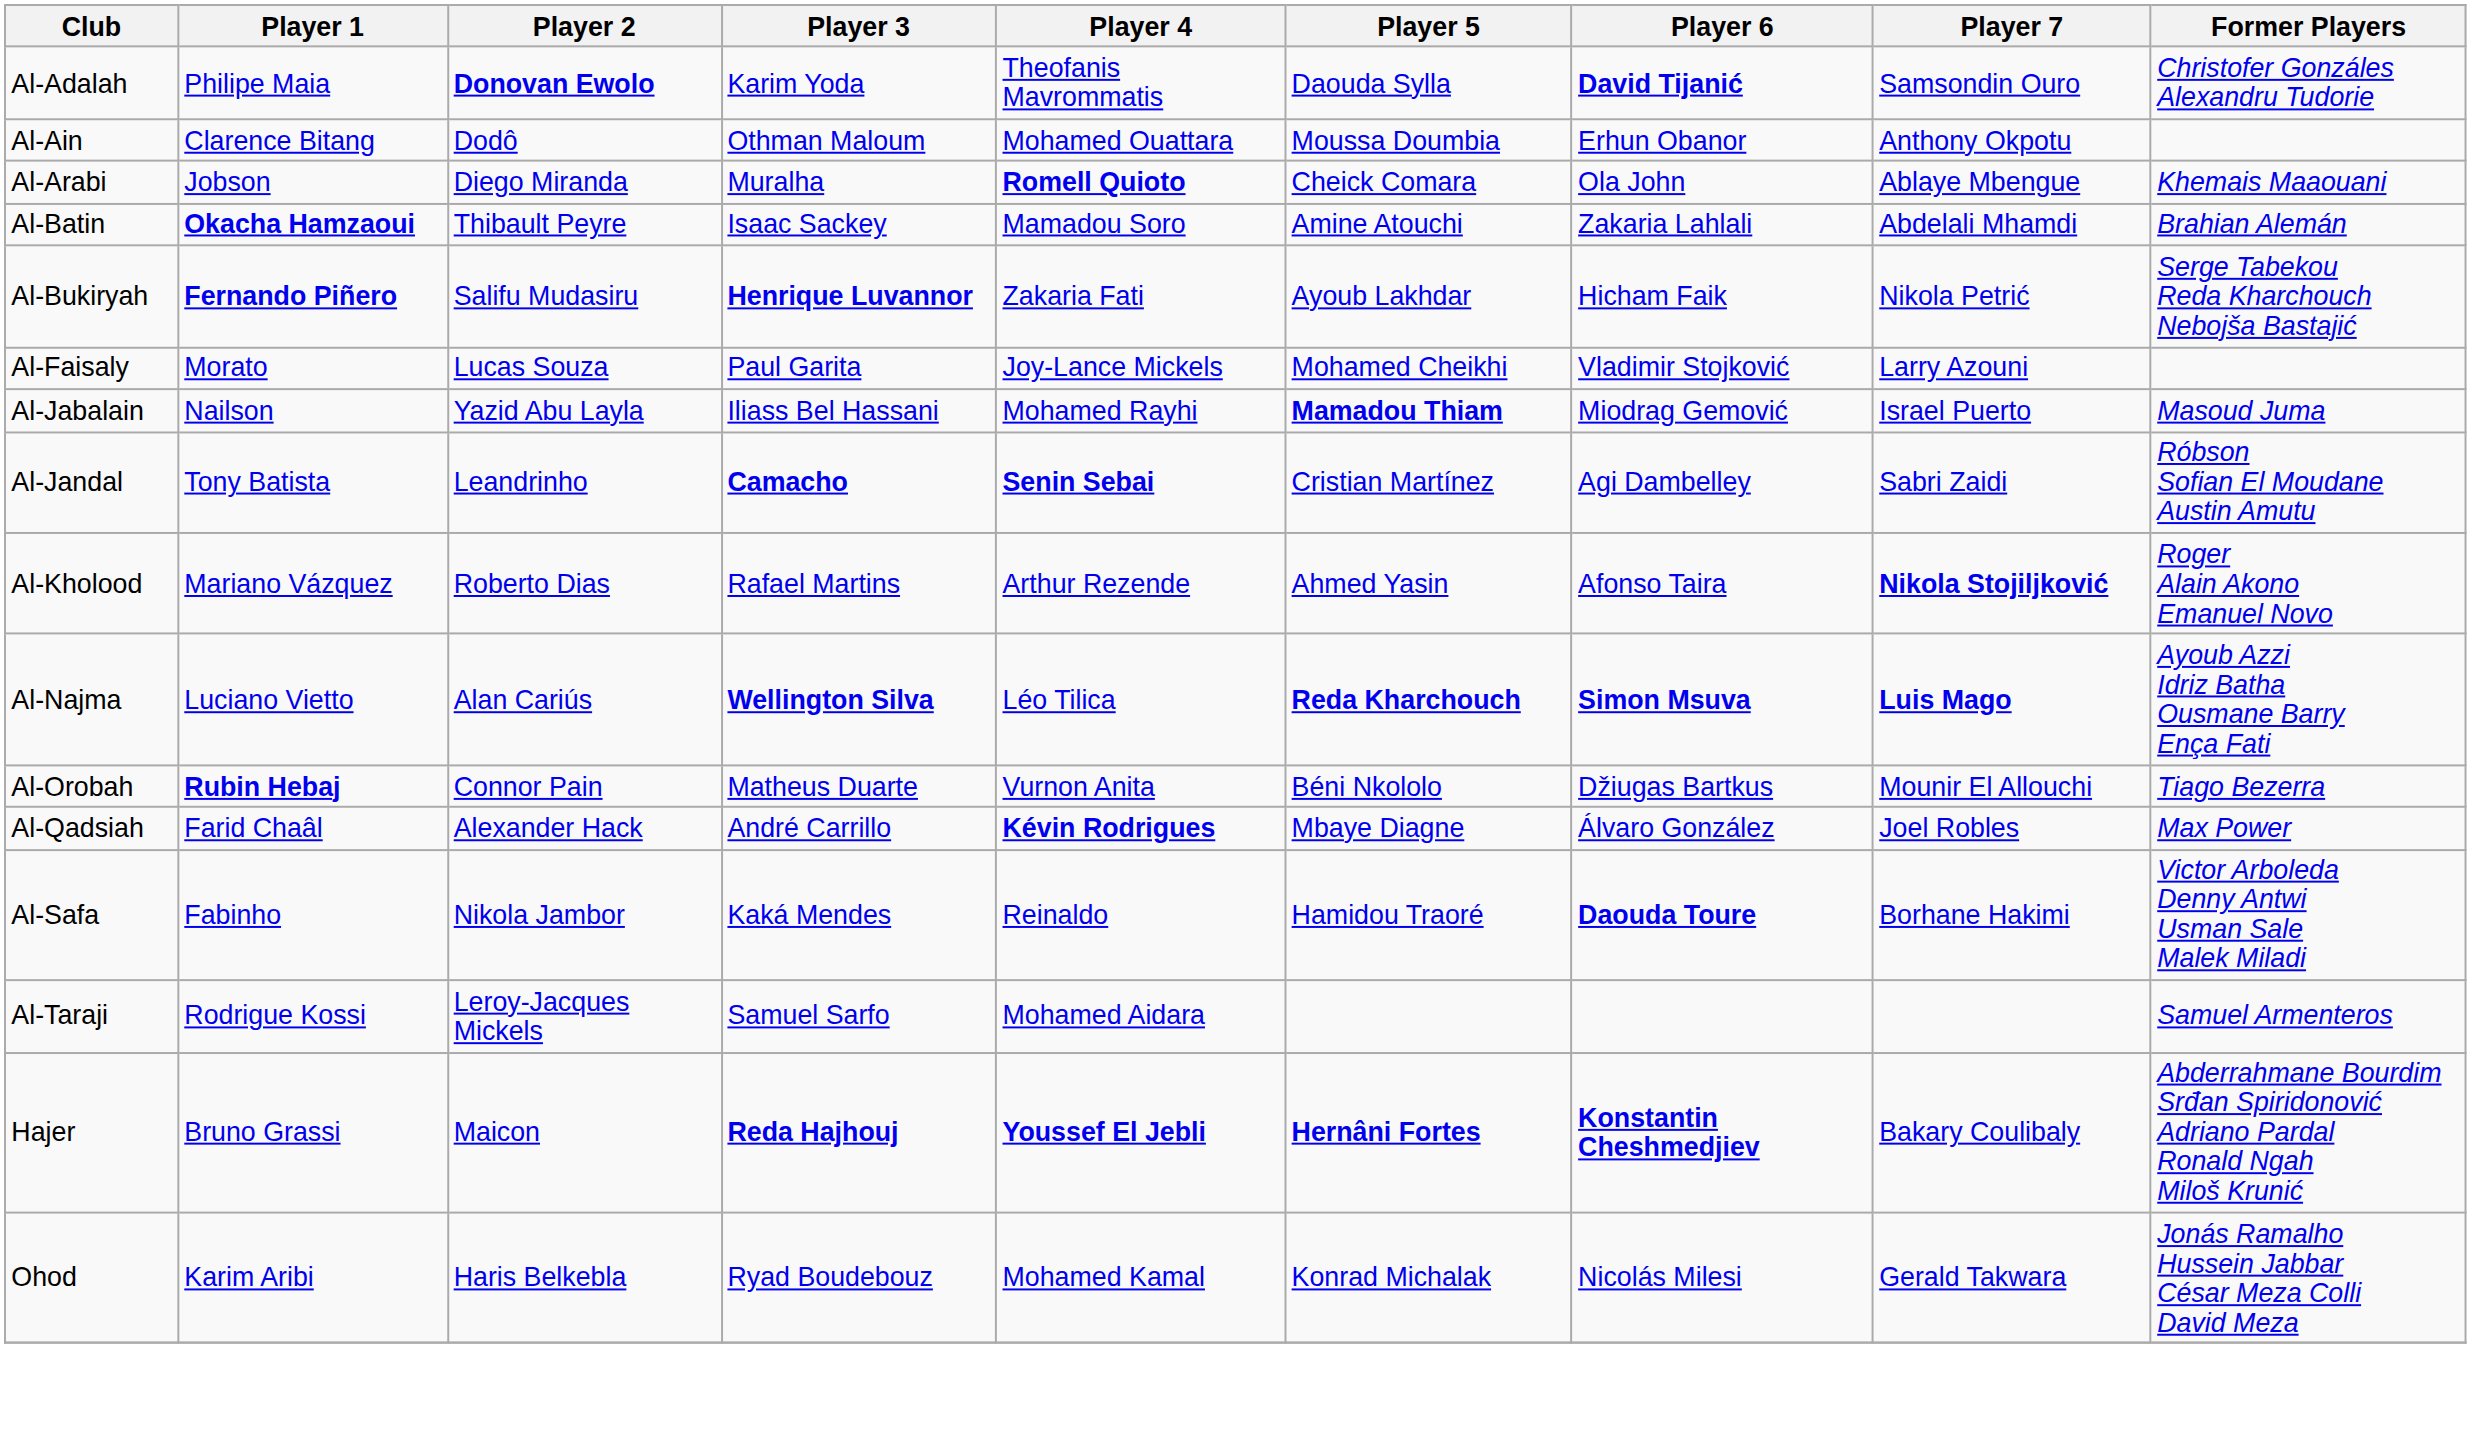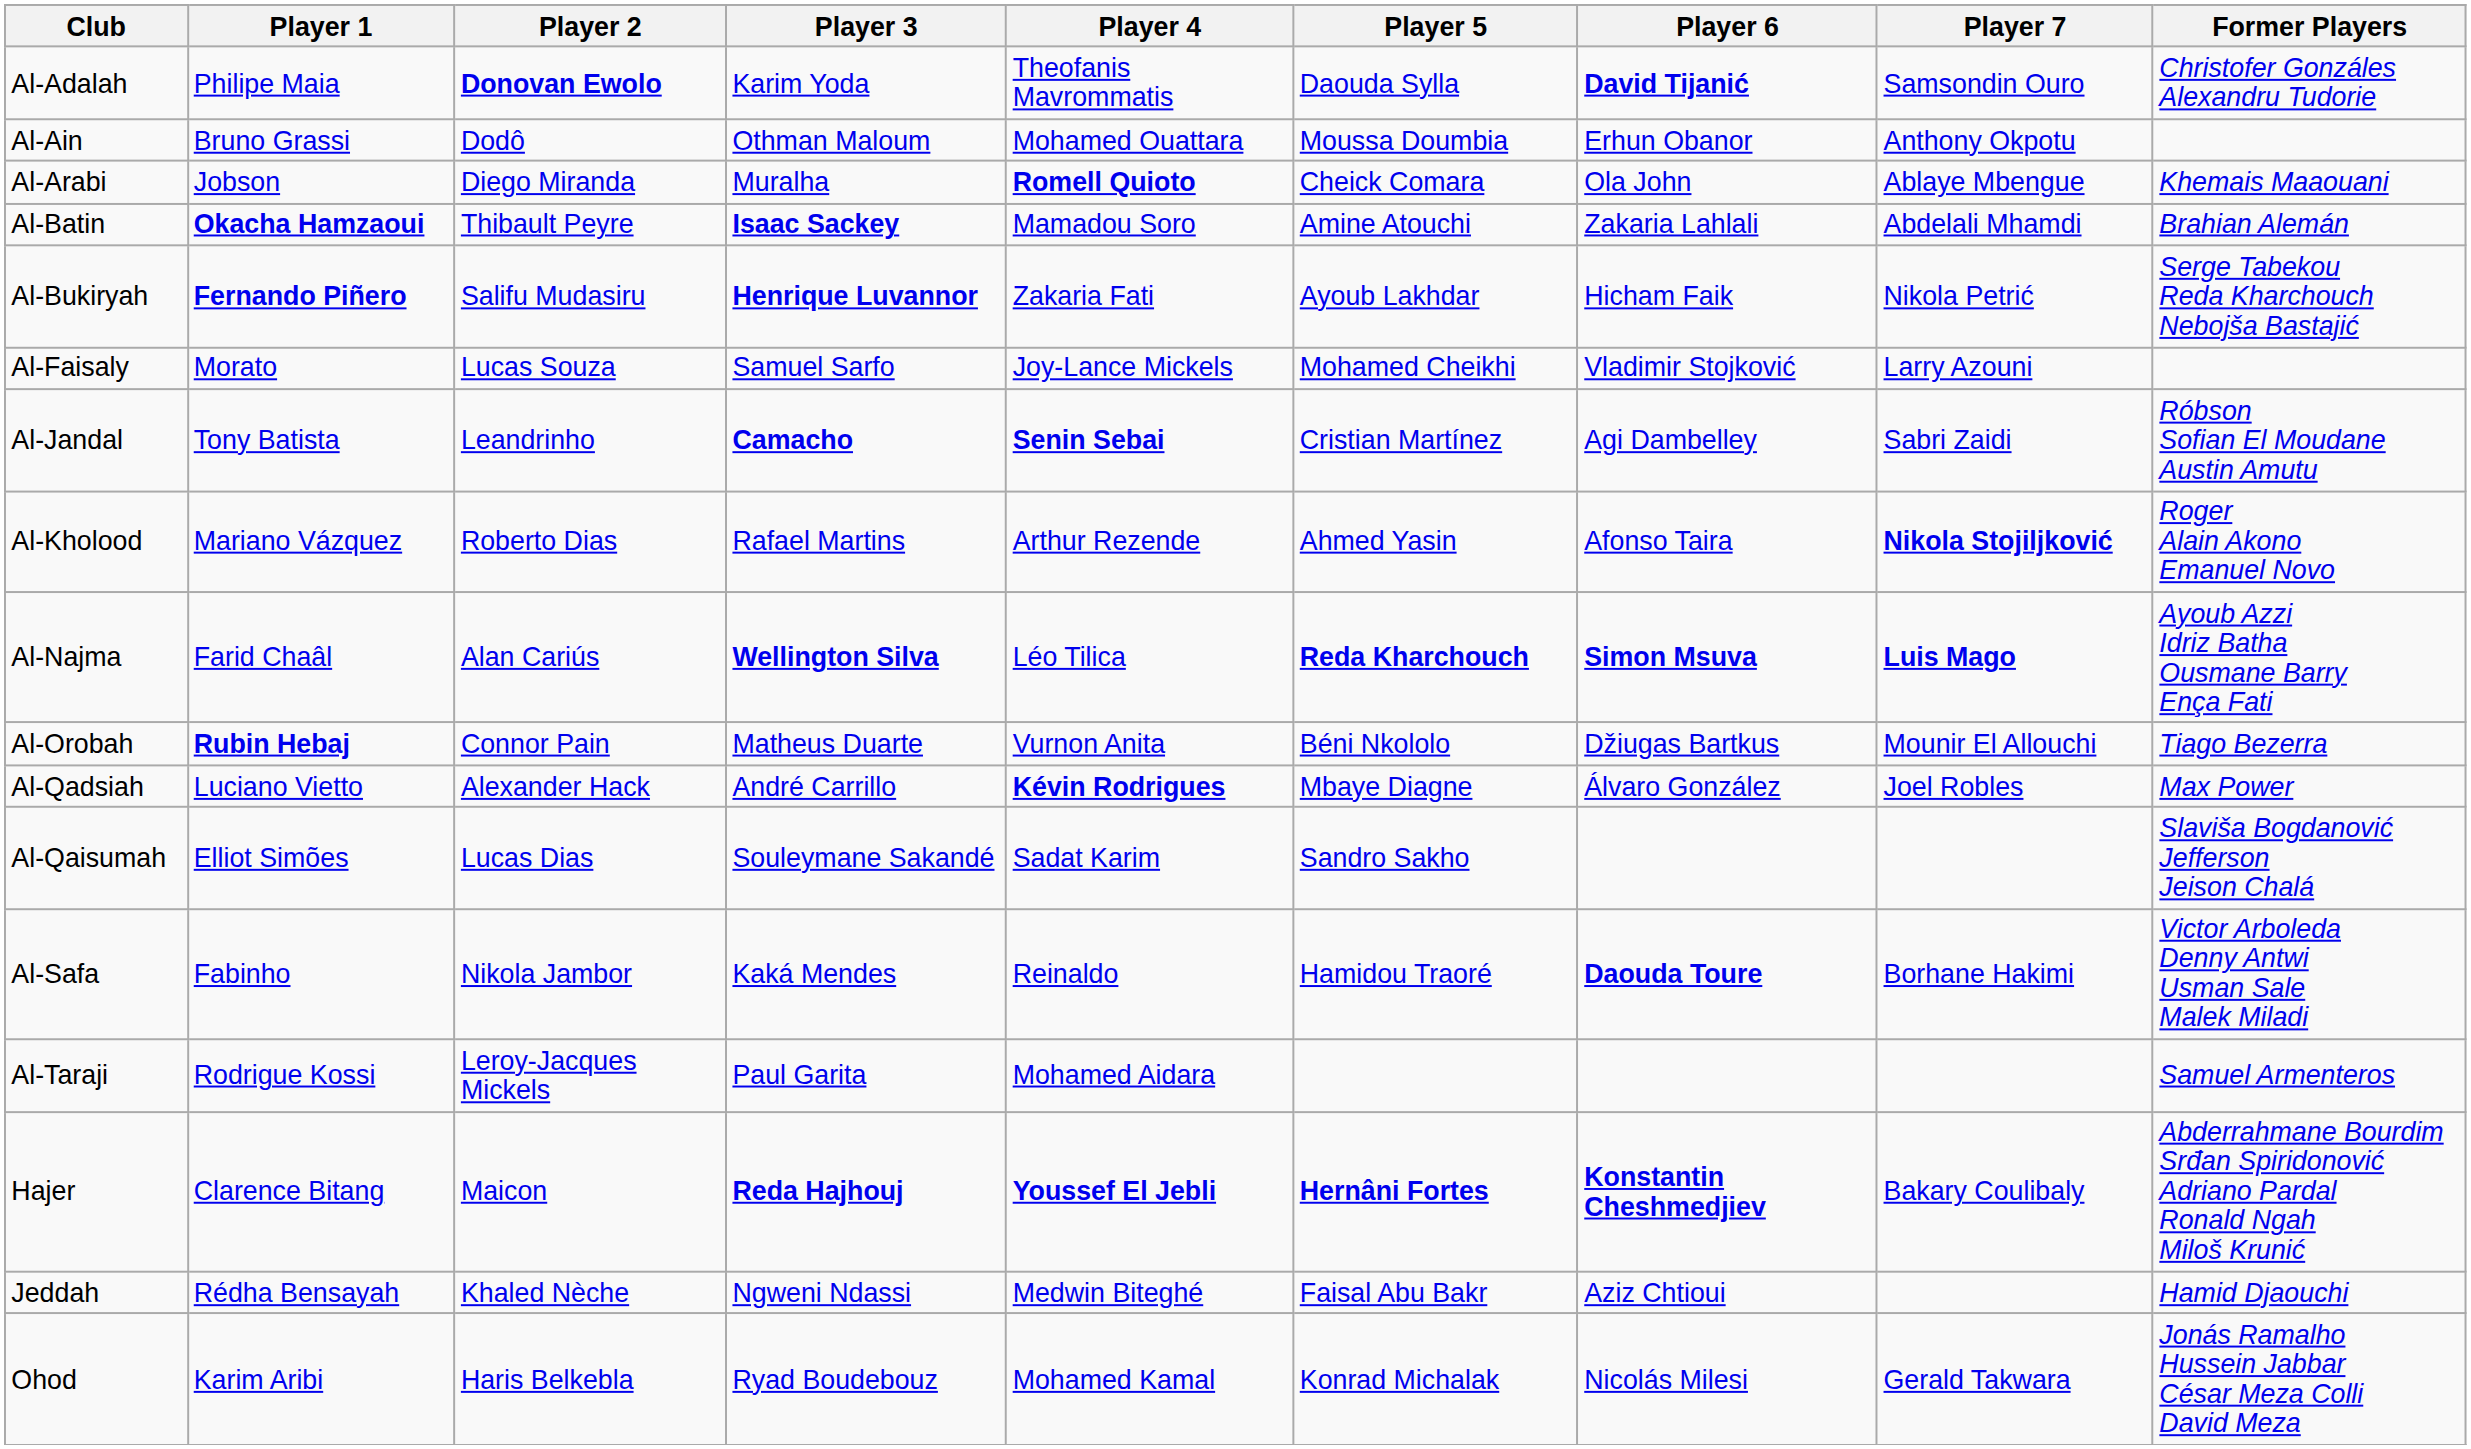(280, 140) Clarence Bitang -> (272, 140) Bruno Grassi
(807, 224) normal -> (816, 224) bold
(794, 368) Paul Garita -> (814, 368) Samuel Sarfo
- row: (78, 410)
(269, 699) Luciano Vietto -> (263, 657) Farid Chaâl
(253, 828) Farid Chaâl -> (278, 786) Luciano Vietto
+ row: (89, 858)
(809, 1016) Samuel Sarfo -> (799, 1075) Paul Garita
(262, 1132) Bruno Grassi -> (289, 1191) Clarence Bitang
+ row: (55, 1292)
